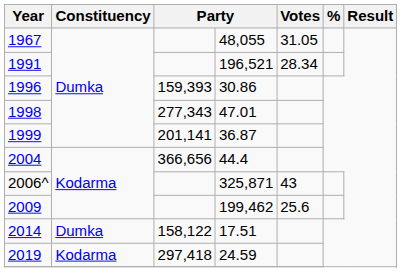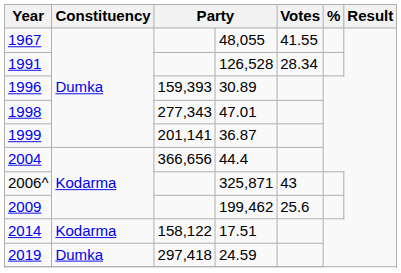(299, 40) 31.05 -> (299, 40) 41.55
(246, 64) 196,521 -> (246, 64) 126,528
(238, 87) 30.86 -> (238, 87) 30.89
(79, 231) Dumka -> (86, 231) Kodarma
(86, 254) Kodarma -> (79, 254) Dumka
